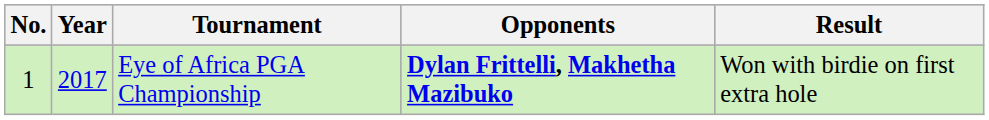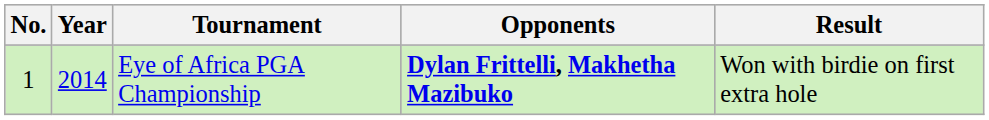(82, 79) 2017 -> (82, 79) 2014
